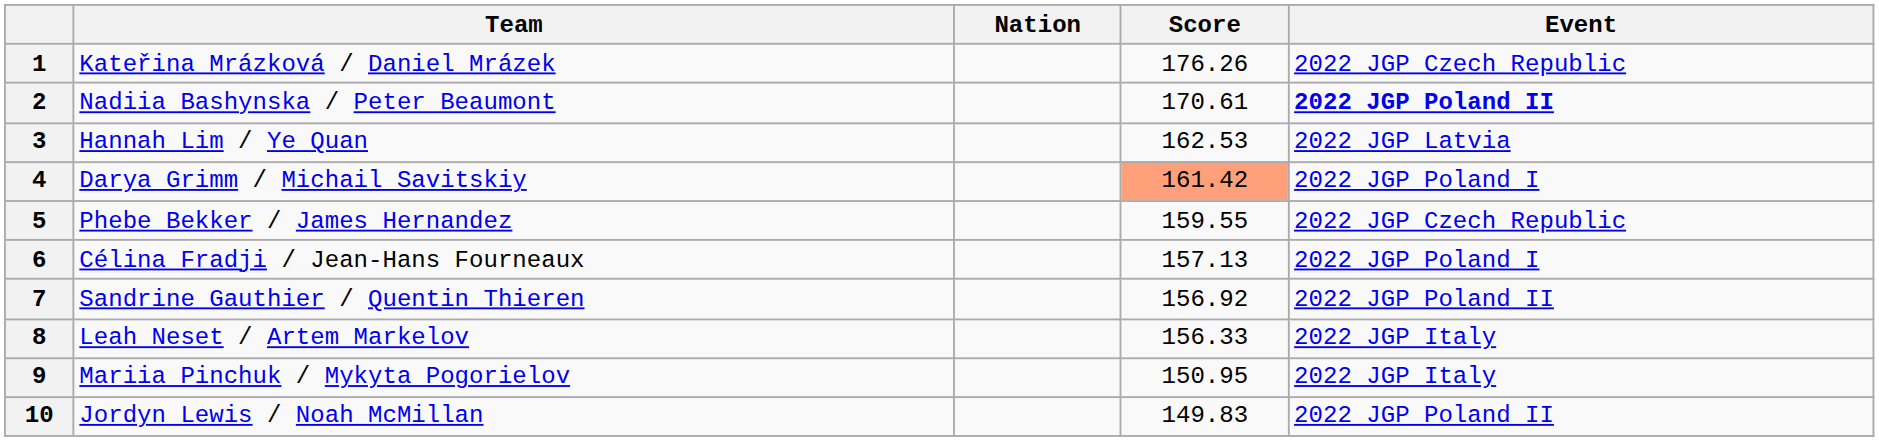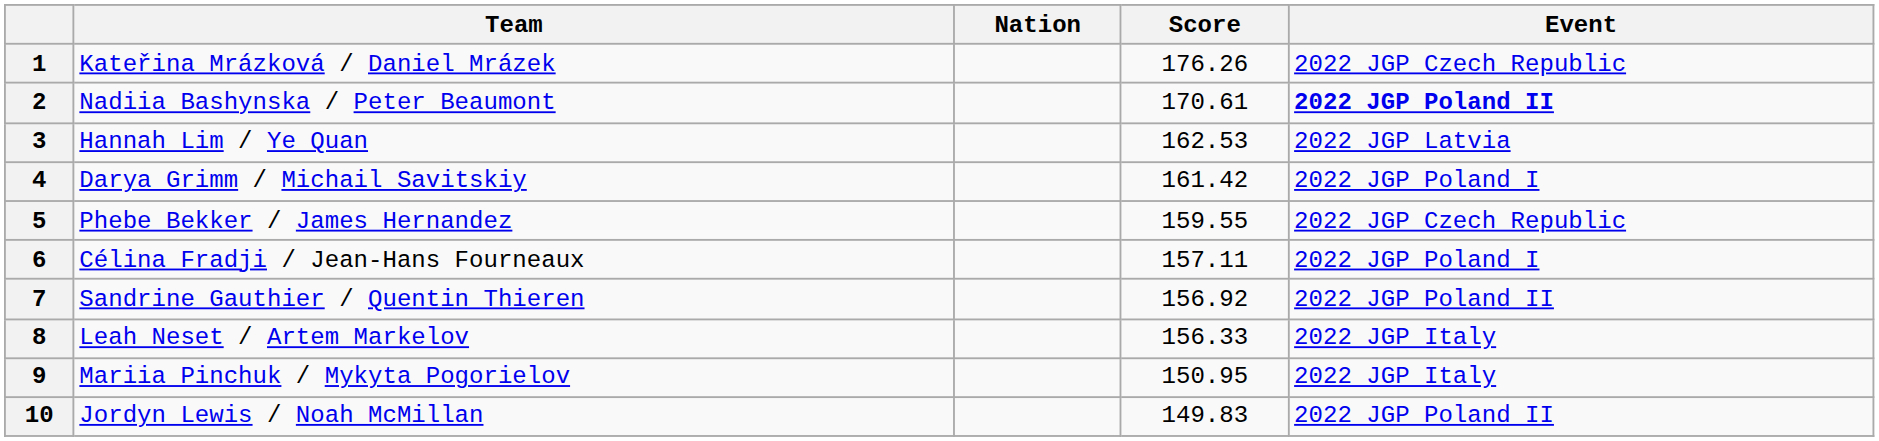(1205, 181) lightsalmon background -> (1205, 181) no background
(1205, 260) 157.13 -> (1205, 260) 157.11
